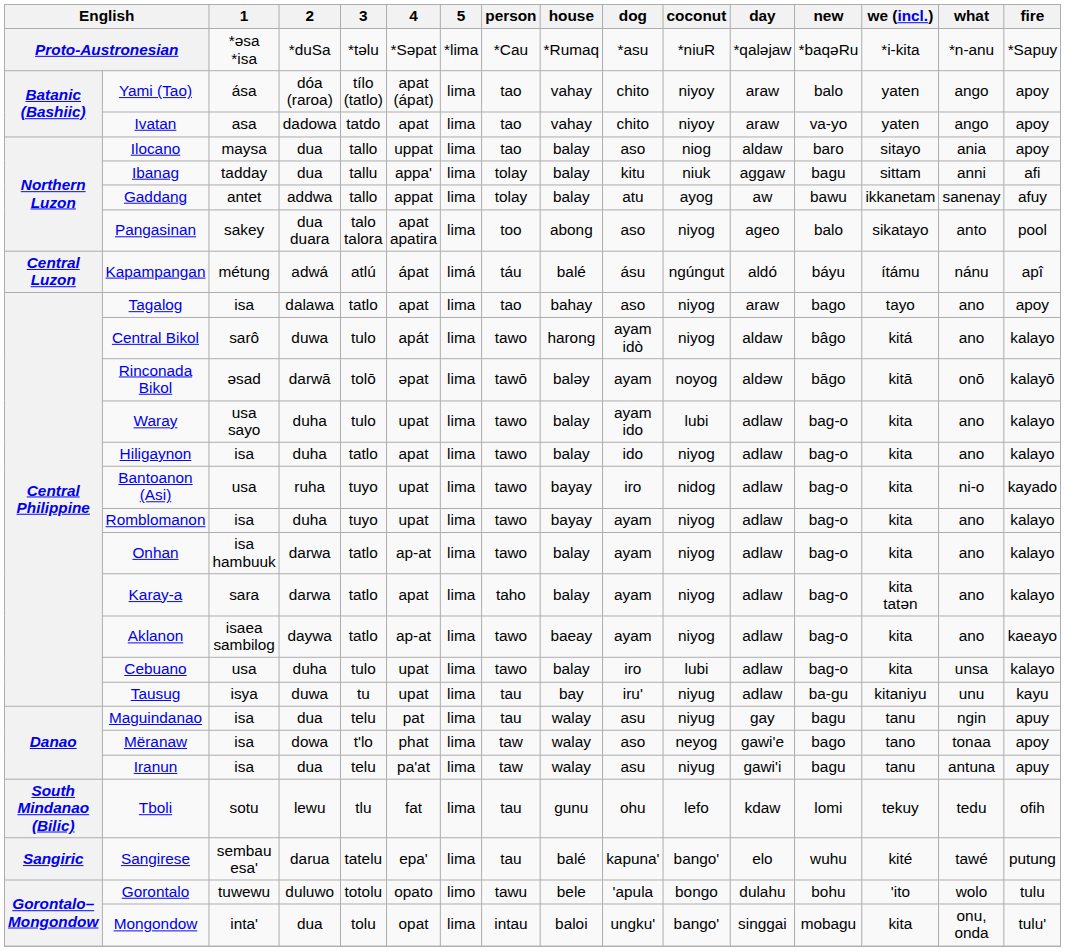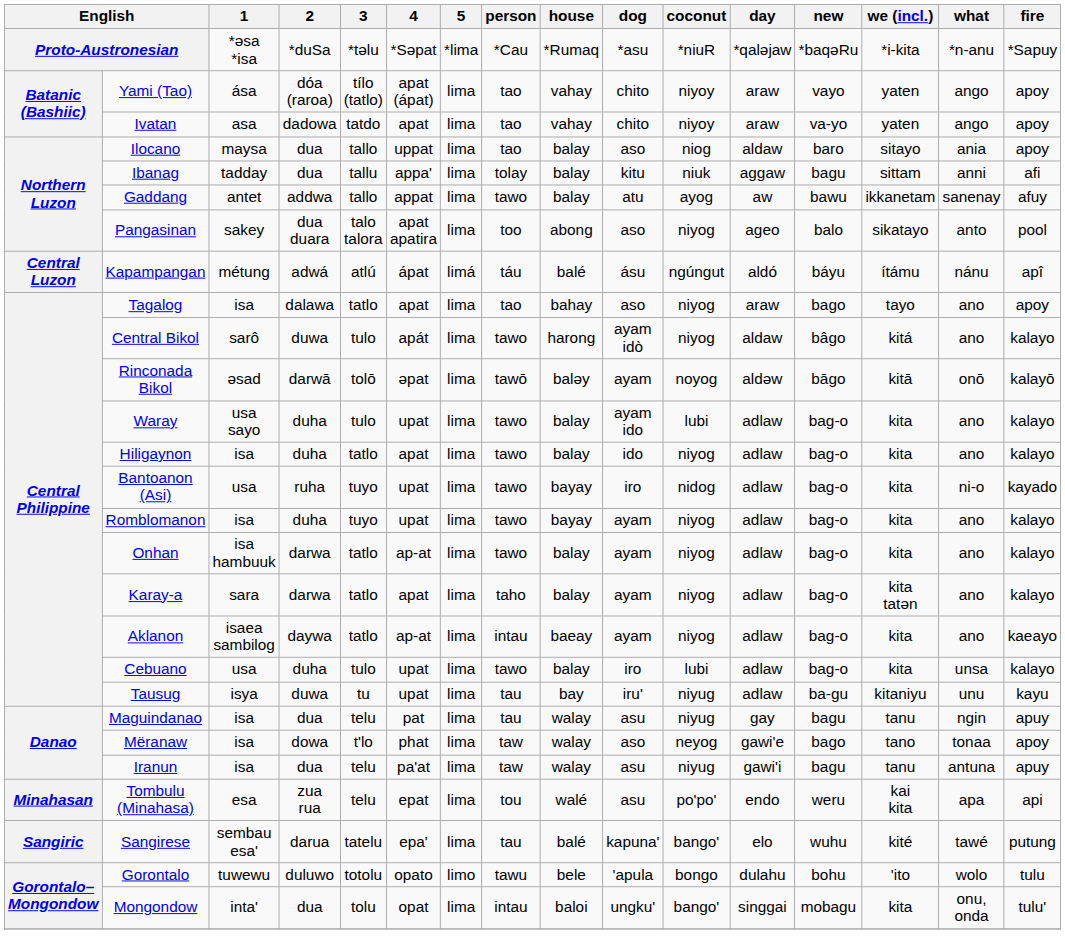(828, 91) balo -> (828, 91) vayo
(511, 197) tolay -> (511, 197) tawo
(511, 636) tawo -> (511, 636) intau
- row: (155, 808)
+ row: (155, 800)
